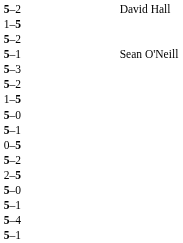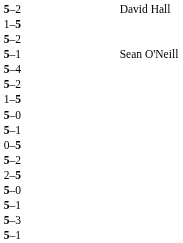rows swapped: (12, 69) <-> (12, 220)
